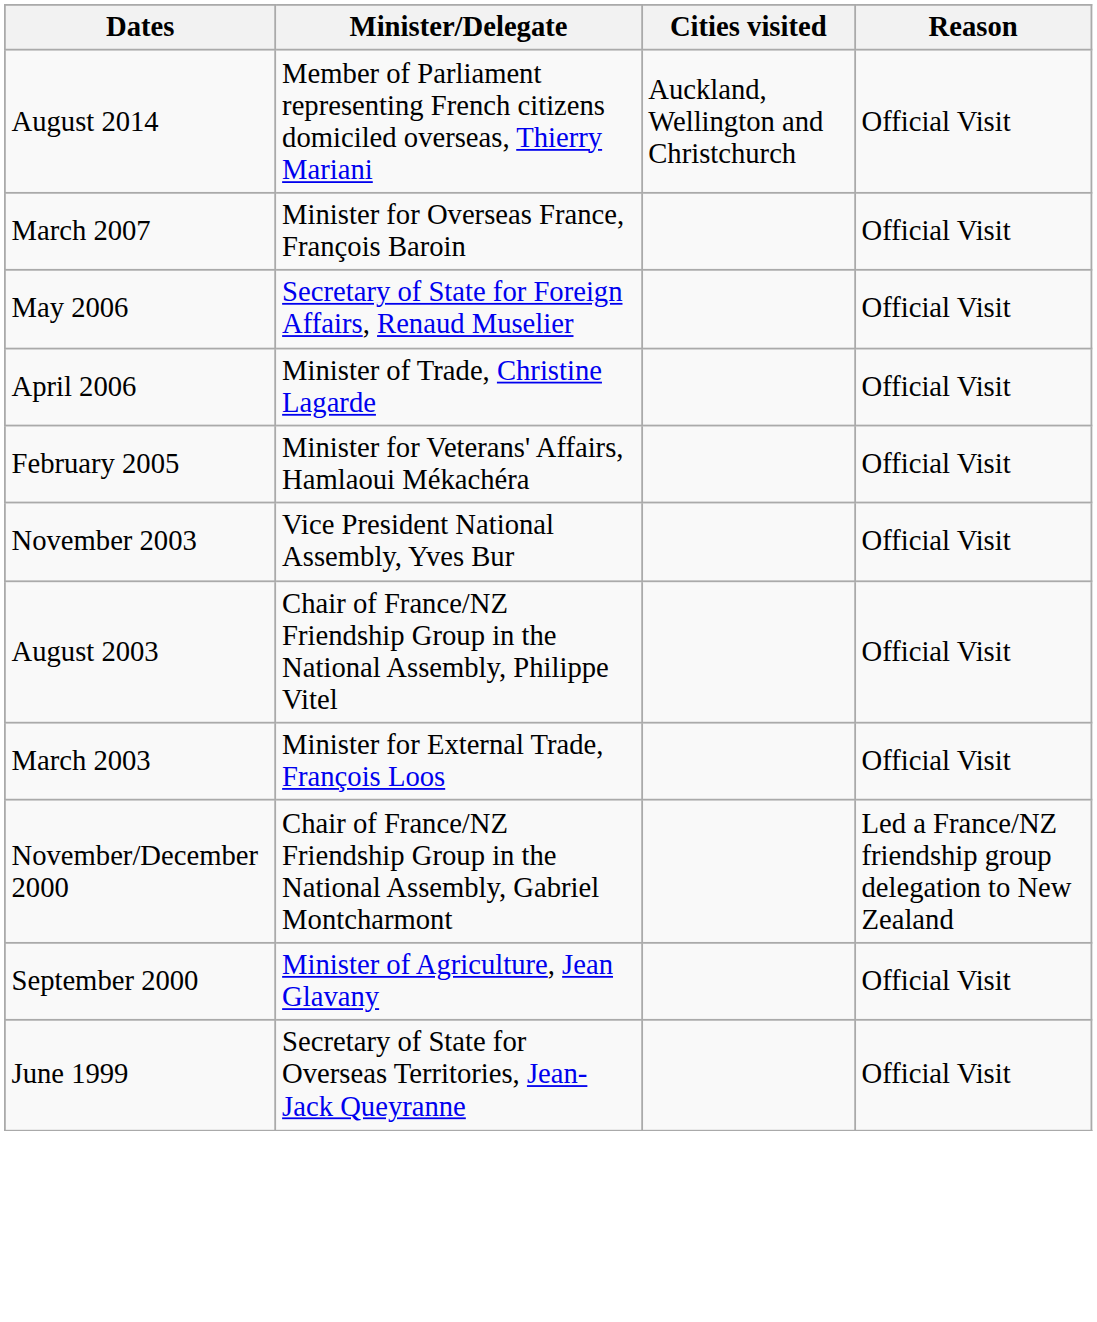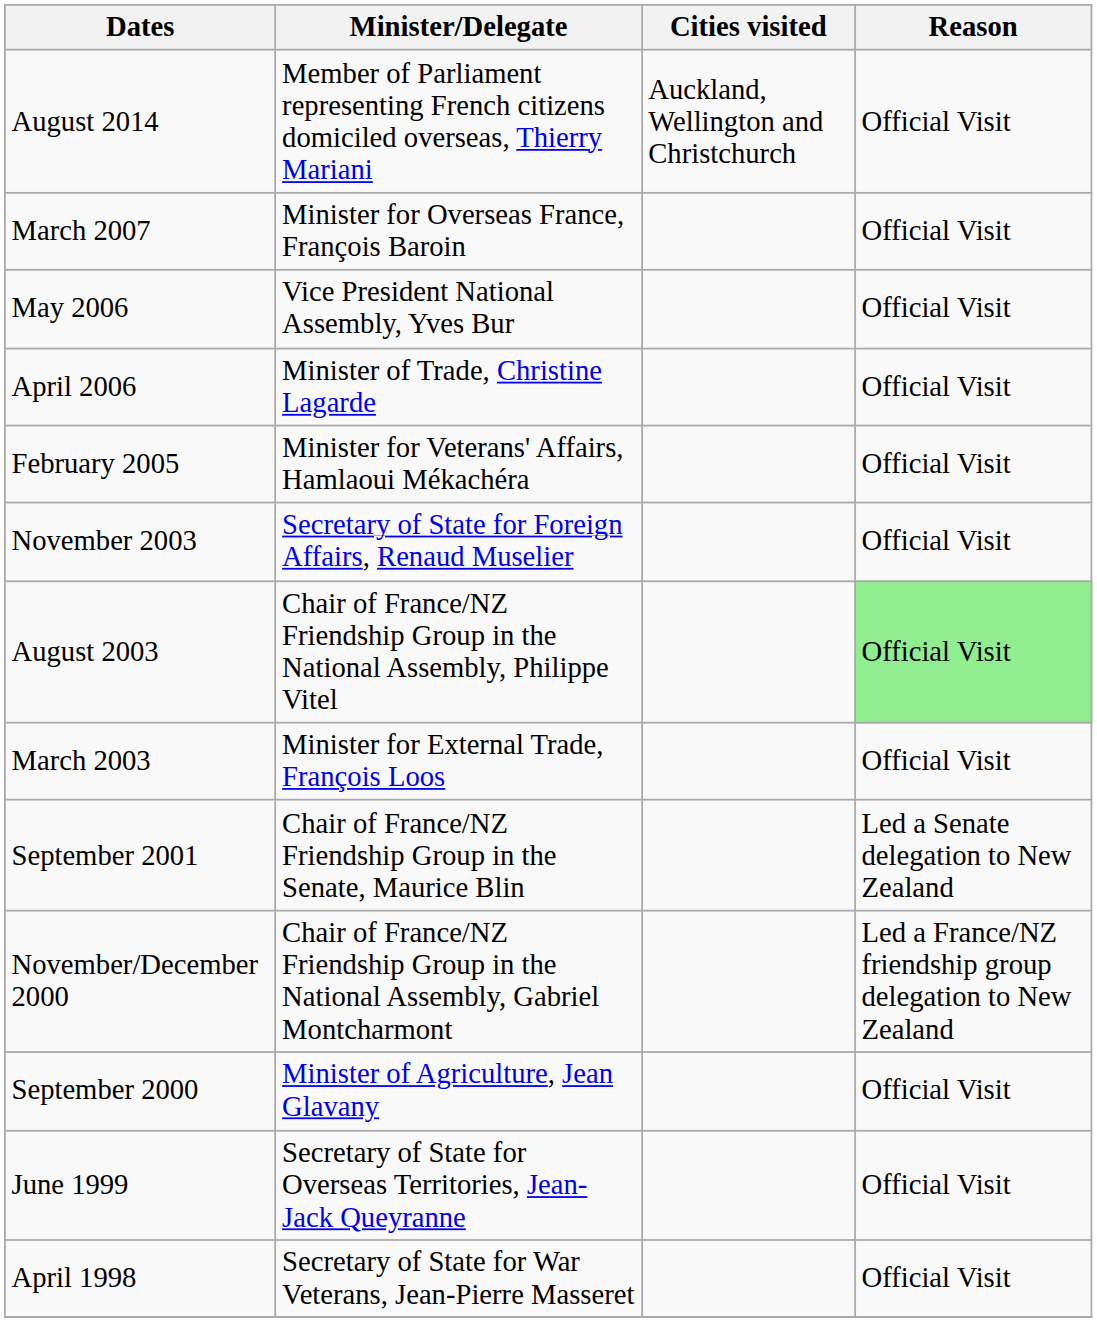(452, 308) Secretary of State for Foreign Affairs, Renaud Muselier -> (418, 308) Vice President National Assembly, Yves Bur
(418, 541) Vice President National Assembly, Yves Bur -> (452, 541) Secretary of State for Foreign Affairs, Renaud Muselier
(936, 651) no background -> (936, 651) lightgreen background
+ row: (105, 854)
+ row: (74, 1278)
